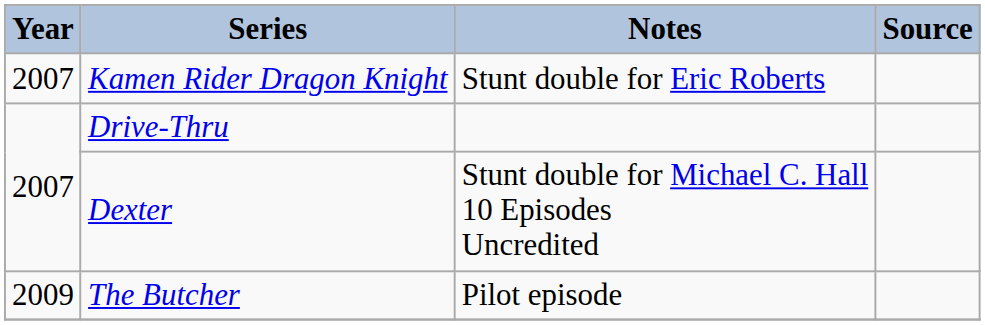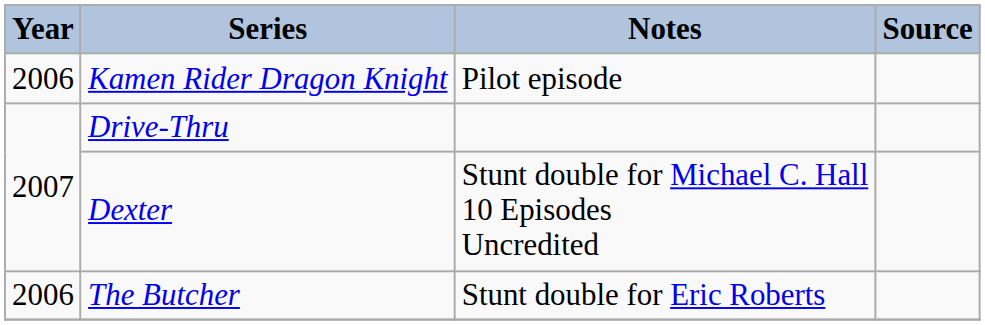(43, 77) 2007 -> (43, 77) 2006
(644, 77) Stunt double for Eric Roberts -> (542, 77) Pilot episode
(43, 294) 2009 -> (43, 294) 2006
(542, 294) Pilot episode -> (644, 294) Stunt double for Eric Roberts
